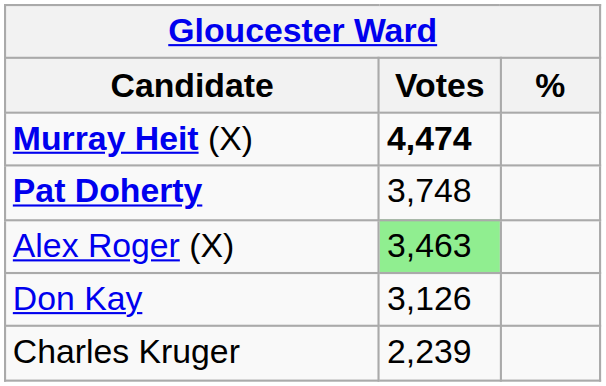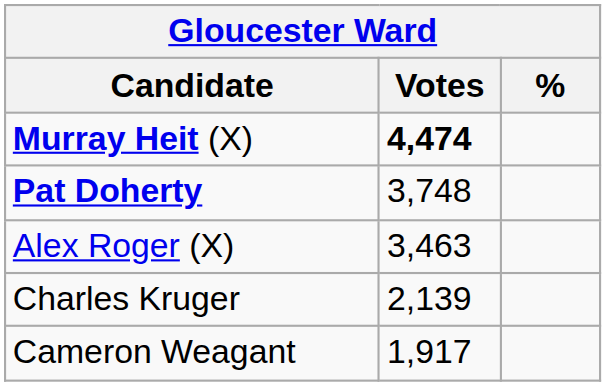(429, 245) lightgreen background -> (429, 245) no background
- row: (78, 298)
(429, 352) 2,239 -> (429, 298) 2,139
+ row: (154, 352)
